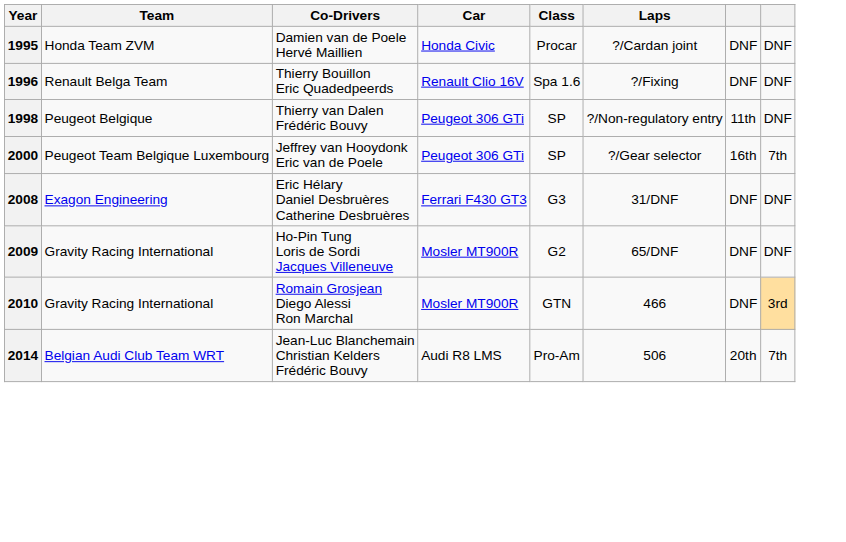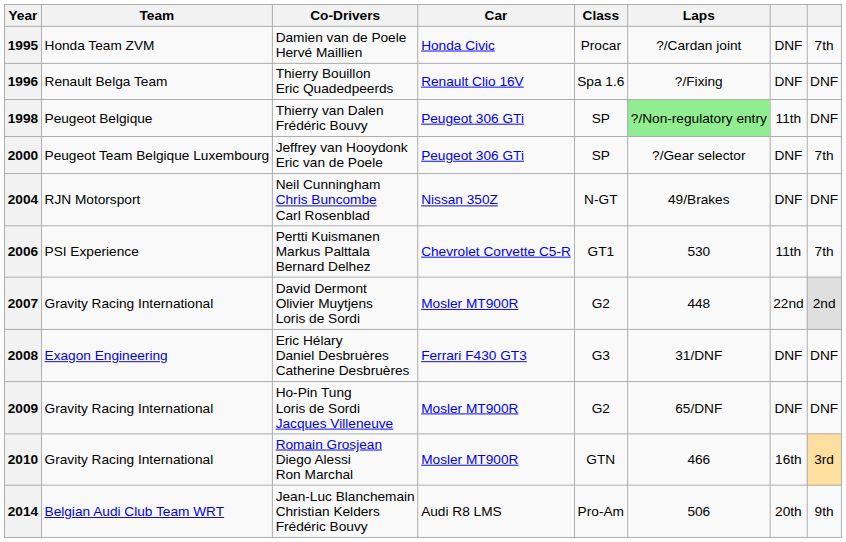(778, 45) DNF -> (824, 45) 7th
(655, 119) no background -> (699, 119) lightgreen background
(743, 155) 16th -> (788, 155) DNF
+ row: (23, 200)
+ row: (23, 252)
+ row: (23, 304)
(743, 304) DNF -> (788, 460) 16th
(778, 356) 7th -> (824, 512) 9th
